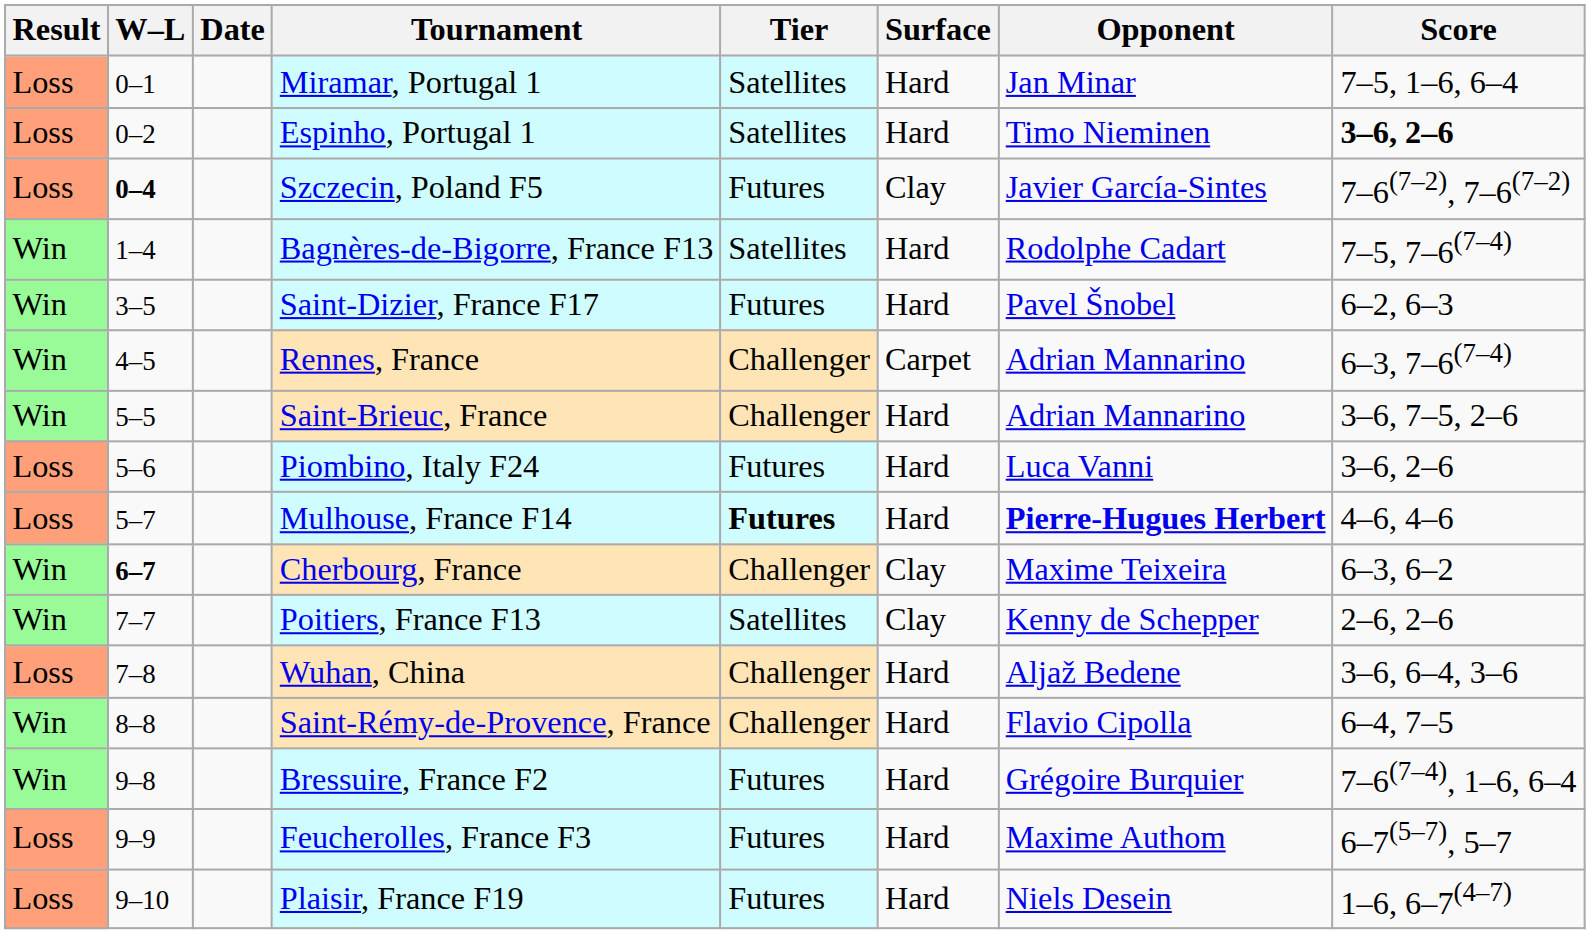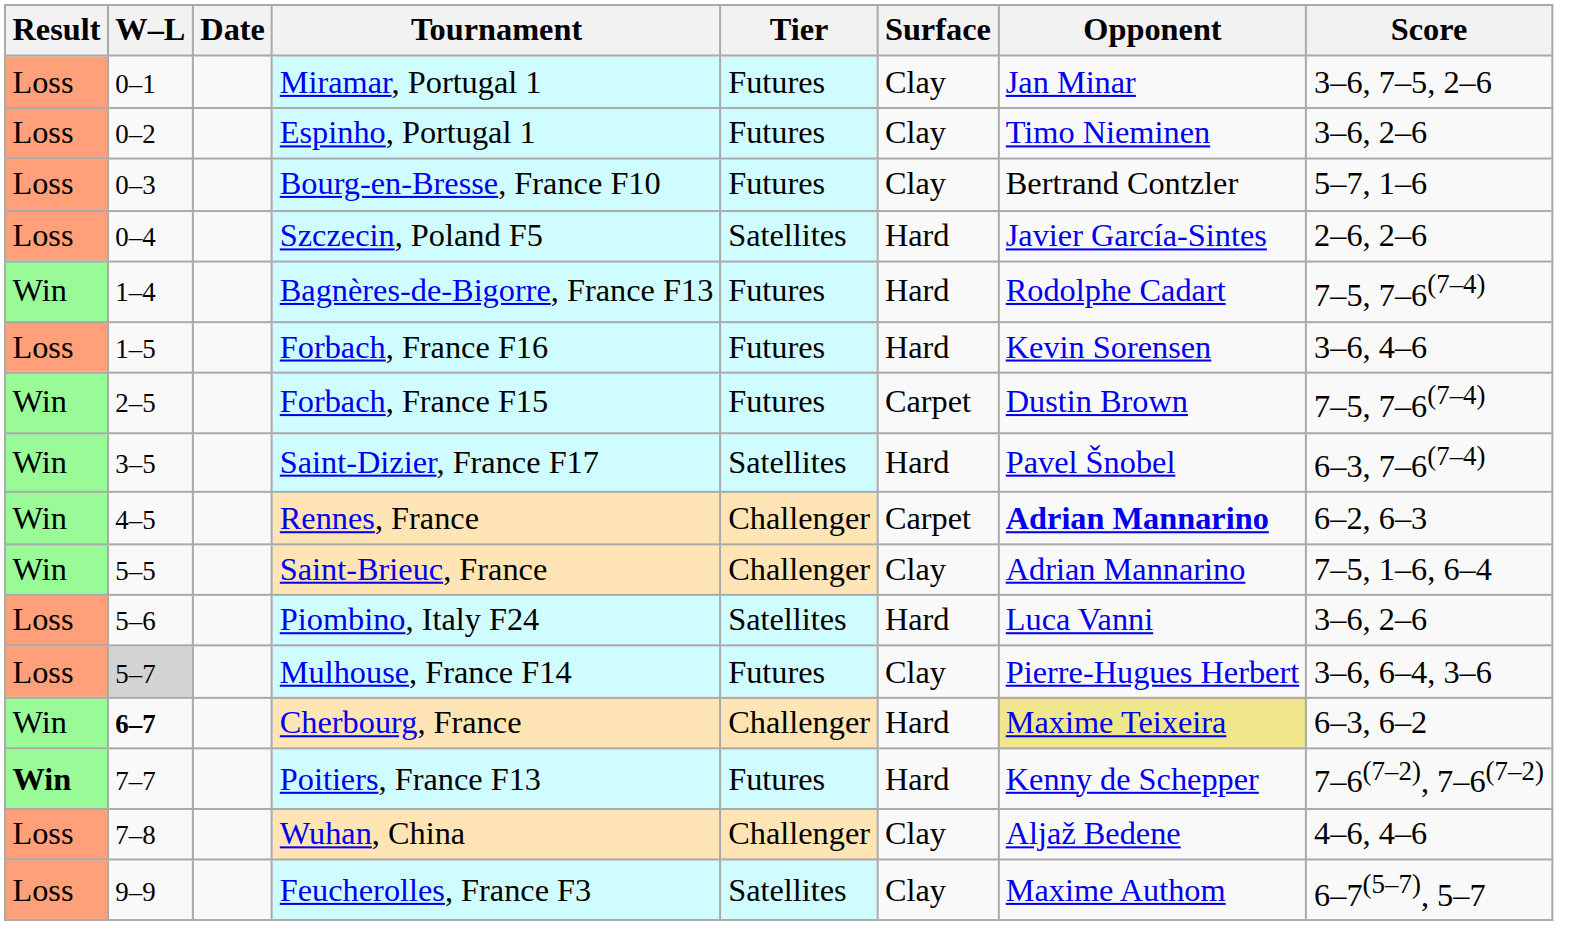(787, 81) Satellites -> (777, 81) Futures
(917, 81) Hard -> (915, 81) Clay
(1429, 81) 7–5, 1–6, 6–4 -> (1403, 81) 3–6, 7–5, 2–6
(787, 132) Satellites -> (777, 132) Futures
(917, 132) Hard -> (915, 132) Clay
(1397, 132) bold -> (1371, 132) normal
+ row: (470, 183)
(136, 188) bold -> (136, 237) normal
(777, 188) Futures -> (787, 235) Satellites
(915, 188) Clay -> (917, 235) Hard
(1455, 188) 7–6(7–2), 7–6(7–2) -> (1371, 235) 2–6, 2–6
(787, 248) Satellites -> (777, 290) Futures
+ row: (414, 346)
+ row: (414, 402)
(777, 303) Futures -> (787, 462) Satellites
(1397, 303) 6–2, 6–3 -> (1400, 462) 6–3, 7–6(7–4)
(1126, 359) normal -> (1137, 517) bold
(1426, 359) 6–3, 7–6(7–4) -> (1371, 517) 6–2, 6–3
(917, 415) Hard -> (915, 568) Clay
(1429, 415) 3–6, 7–5, 2–6 -> (1403, 568) 7–5, 1–6, 6–4
(777, 466) Futures -> (787, 620) Satellites
(136, 519) no background -> (136, 673) lightgrey background
(782, 517) bold -> (777, 671) normal
(917, 517) Hard -> (915, 671) Clay
(1166, 517) bold -> (1152, 671) normal
(1397, 517) 4–6, 4–6 -> (1403, 671) 3–6, 6–4, 3–6
(915, 568) Clay -> (917, 722) Hard
(1116, 568) no background -> (1116, 722) khaki background
(40, 620) normal -> (42, 778) bold
(787, 620) Satellites -> (777, 778) Futures
(915, 620) Clay -> (917, 778) Hard
(1397, 620) 2–6, 2–6 -> (1429, 778) 7–6(7–2), 7–6(7–2)
(917, 671) Hard -> (915, 833) Clay
(1429, 671) 3–6, 6–4, 3–6 -> (1371, 833) 4–6, 4–6
- row: (495, 722)
- row: (414, 778)
(777, 838) Futures -> (787, 889) Satellites
(917, 838) Hard -> (915, 889) Clay
- row: (402, 898)
